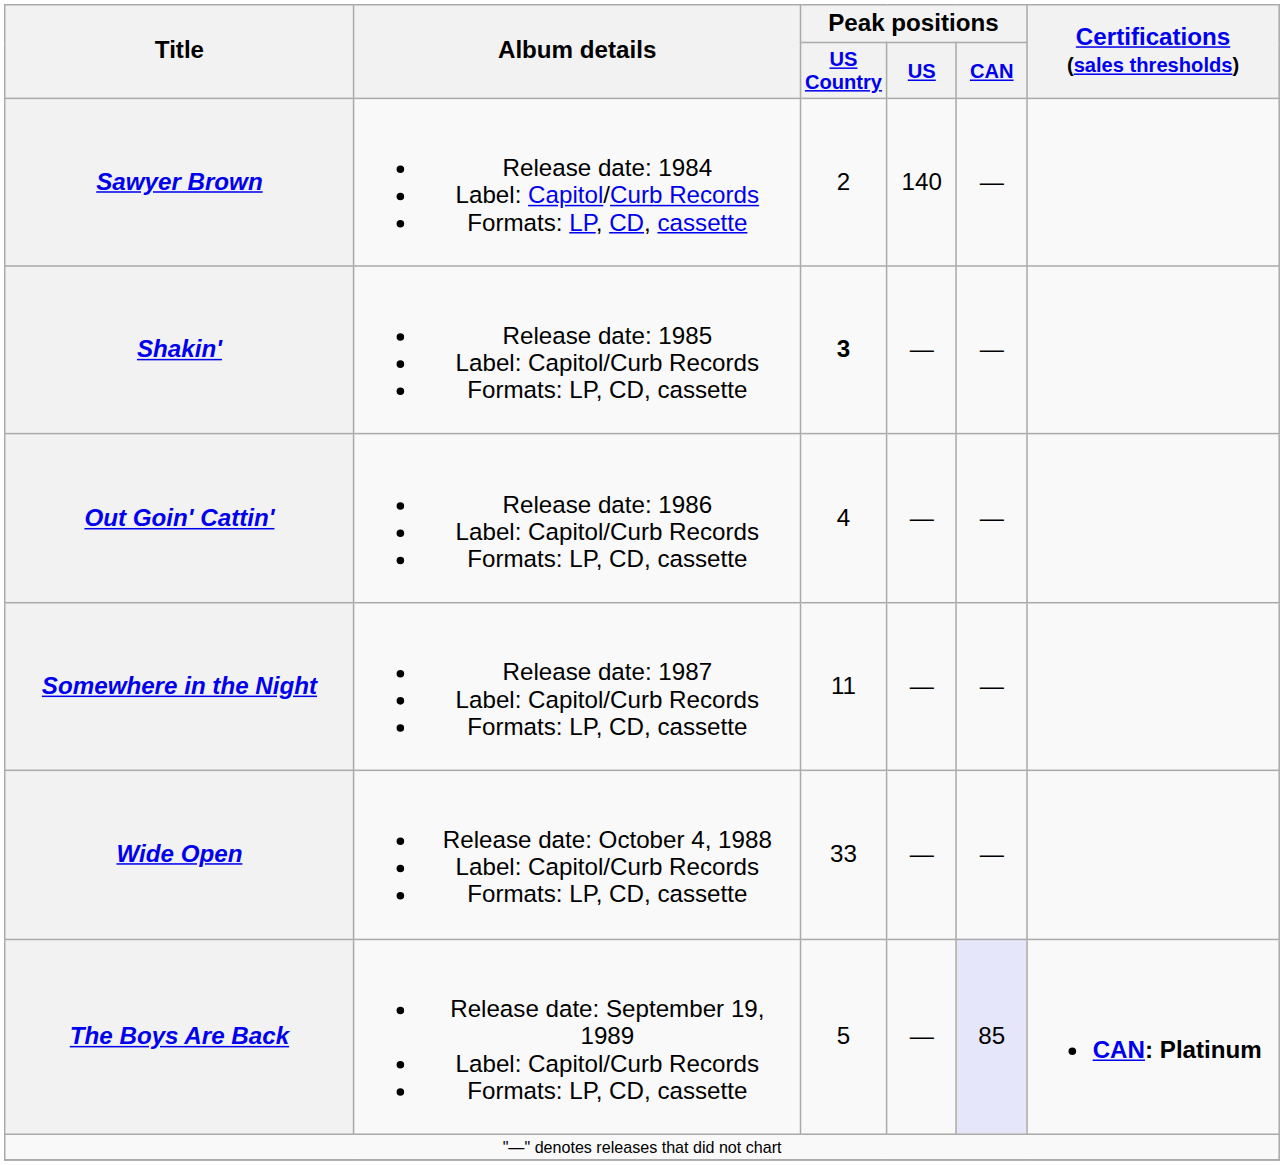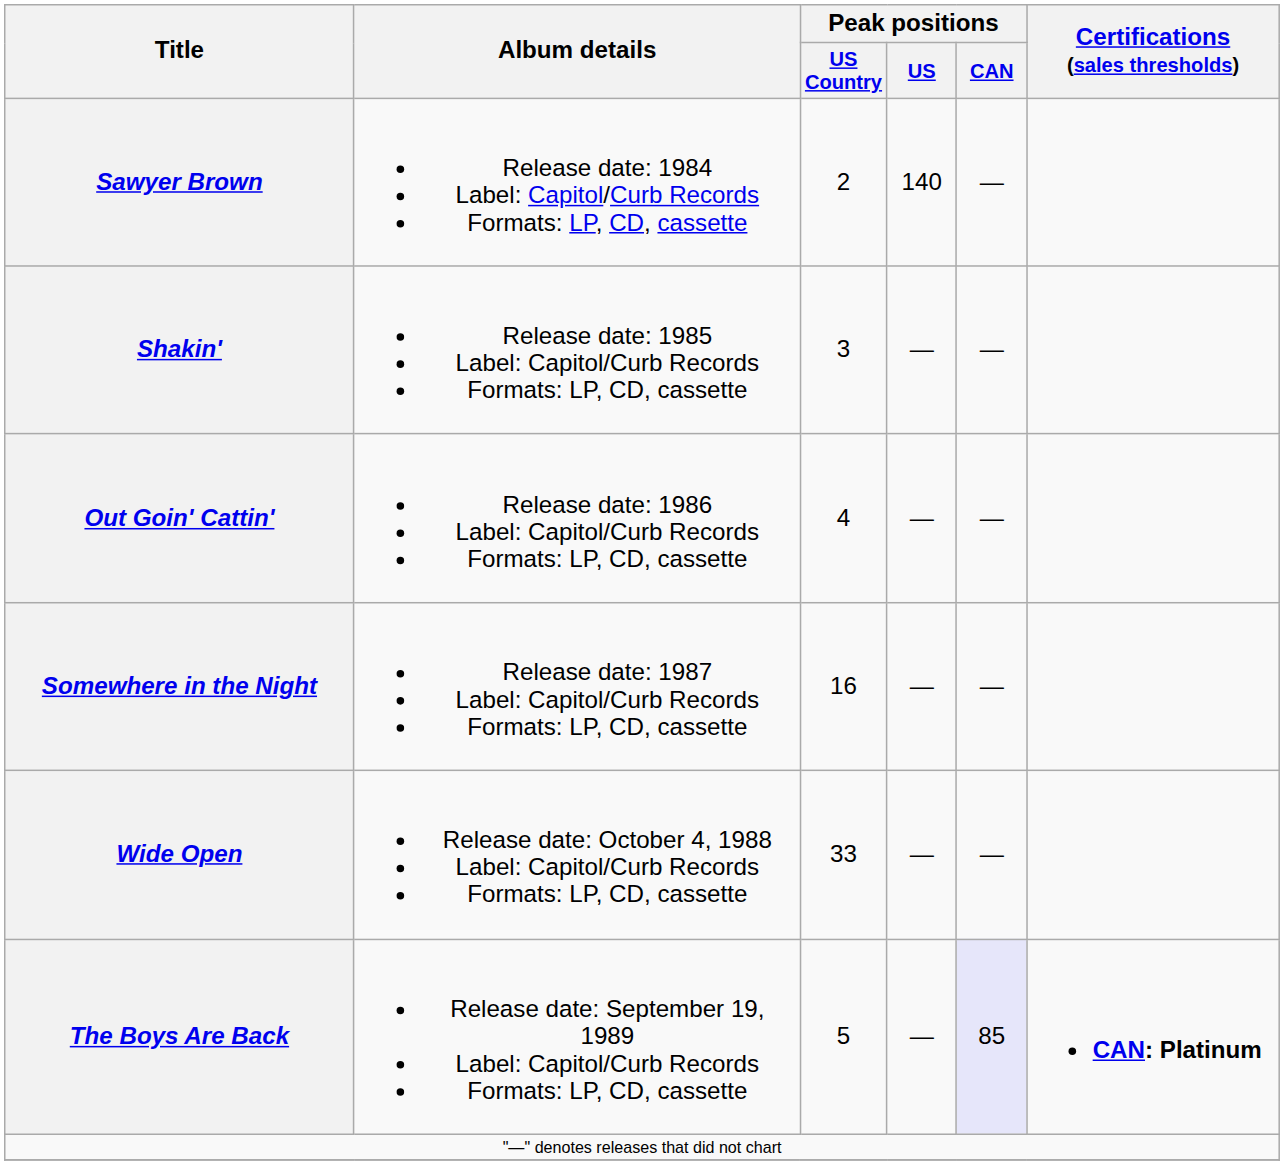(843, 349) bold -> (843, 349) normal
(843, 686) 11 -> (843, 686) 16
